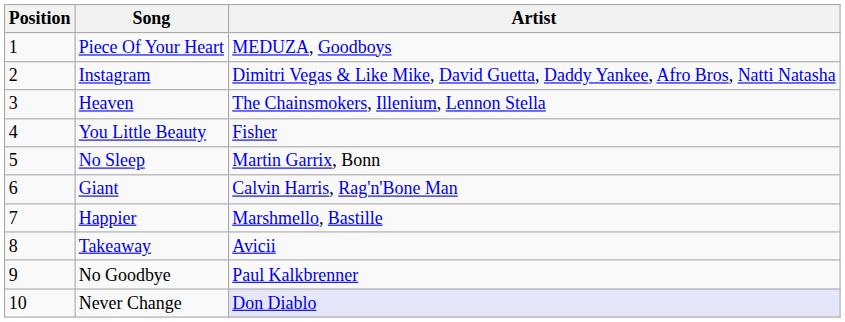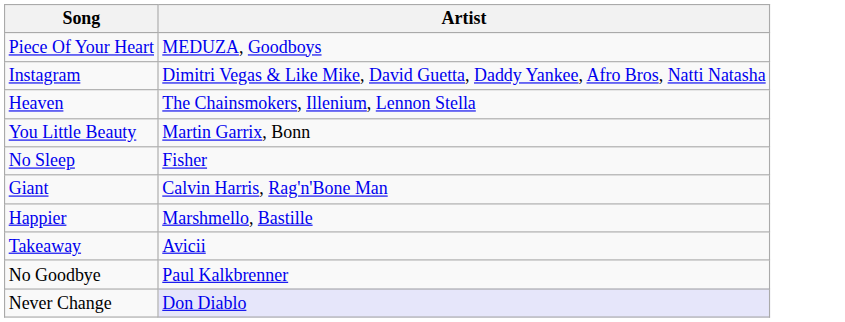- column: (40, 18)
(255, 132) Fisher -> (236, 132) Martin Garrix, Bonn
(306, 160) Martin Garrix, Bonn -> (185, 160) Fisher
